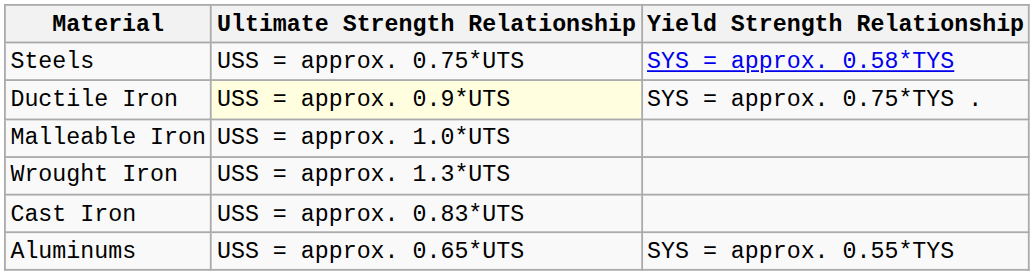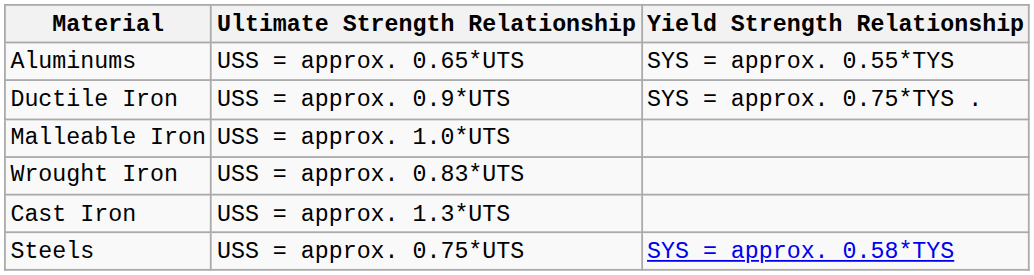rows swapped: (52, 62) <-> (73, 251)
(364, 100) lightyellow background -> (364, 100) no background
(364, 176) USS = approx. 1.3*UTS -> (371, 176) USS = approx. 0.83*UTS
(371, 213) USS = approx. 0.83*UTS -> (364, 213) USS = approx. 1.3*UTS
